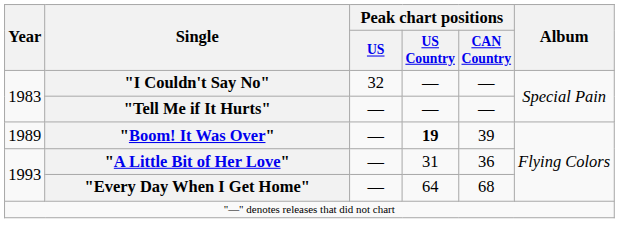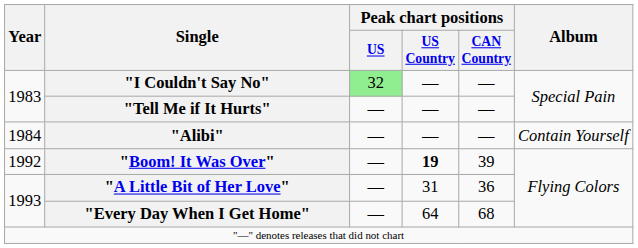(376, 83) no background -> (376, 83) lightgreen background
+ row: (197, 135)
(25, 135) 1989 -> (25, 161) 1992
